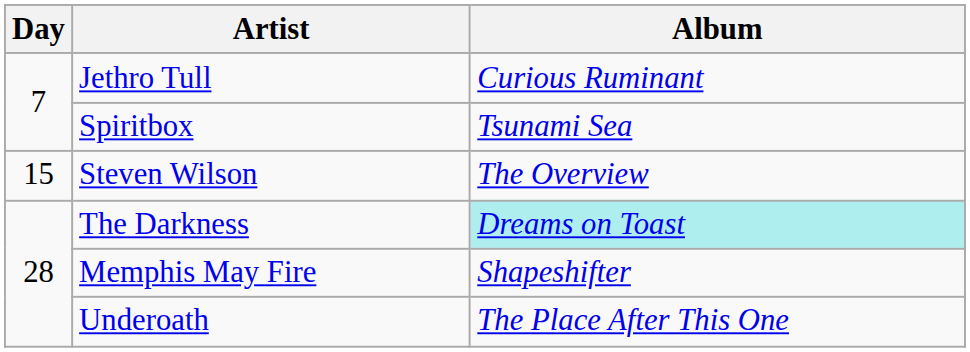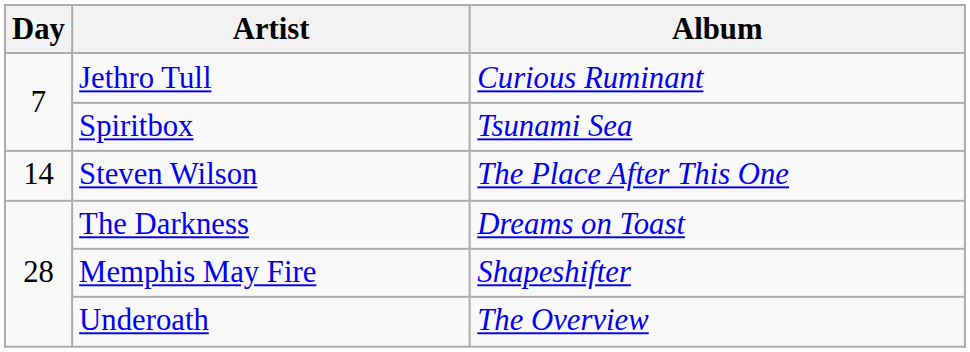(38, 175) 15 -> (38, 175) 14
(563, 175) The Overview -> (633, 175) The Place After This One
(581, 223) paleturquoise background -> (581, 223) no background
(633, 321) The Place After This One -> (563, 321) The Overview
